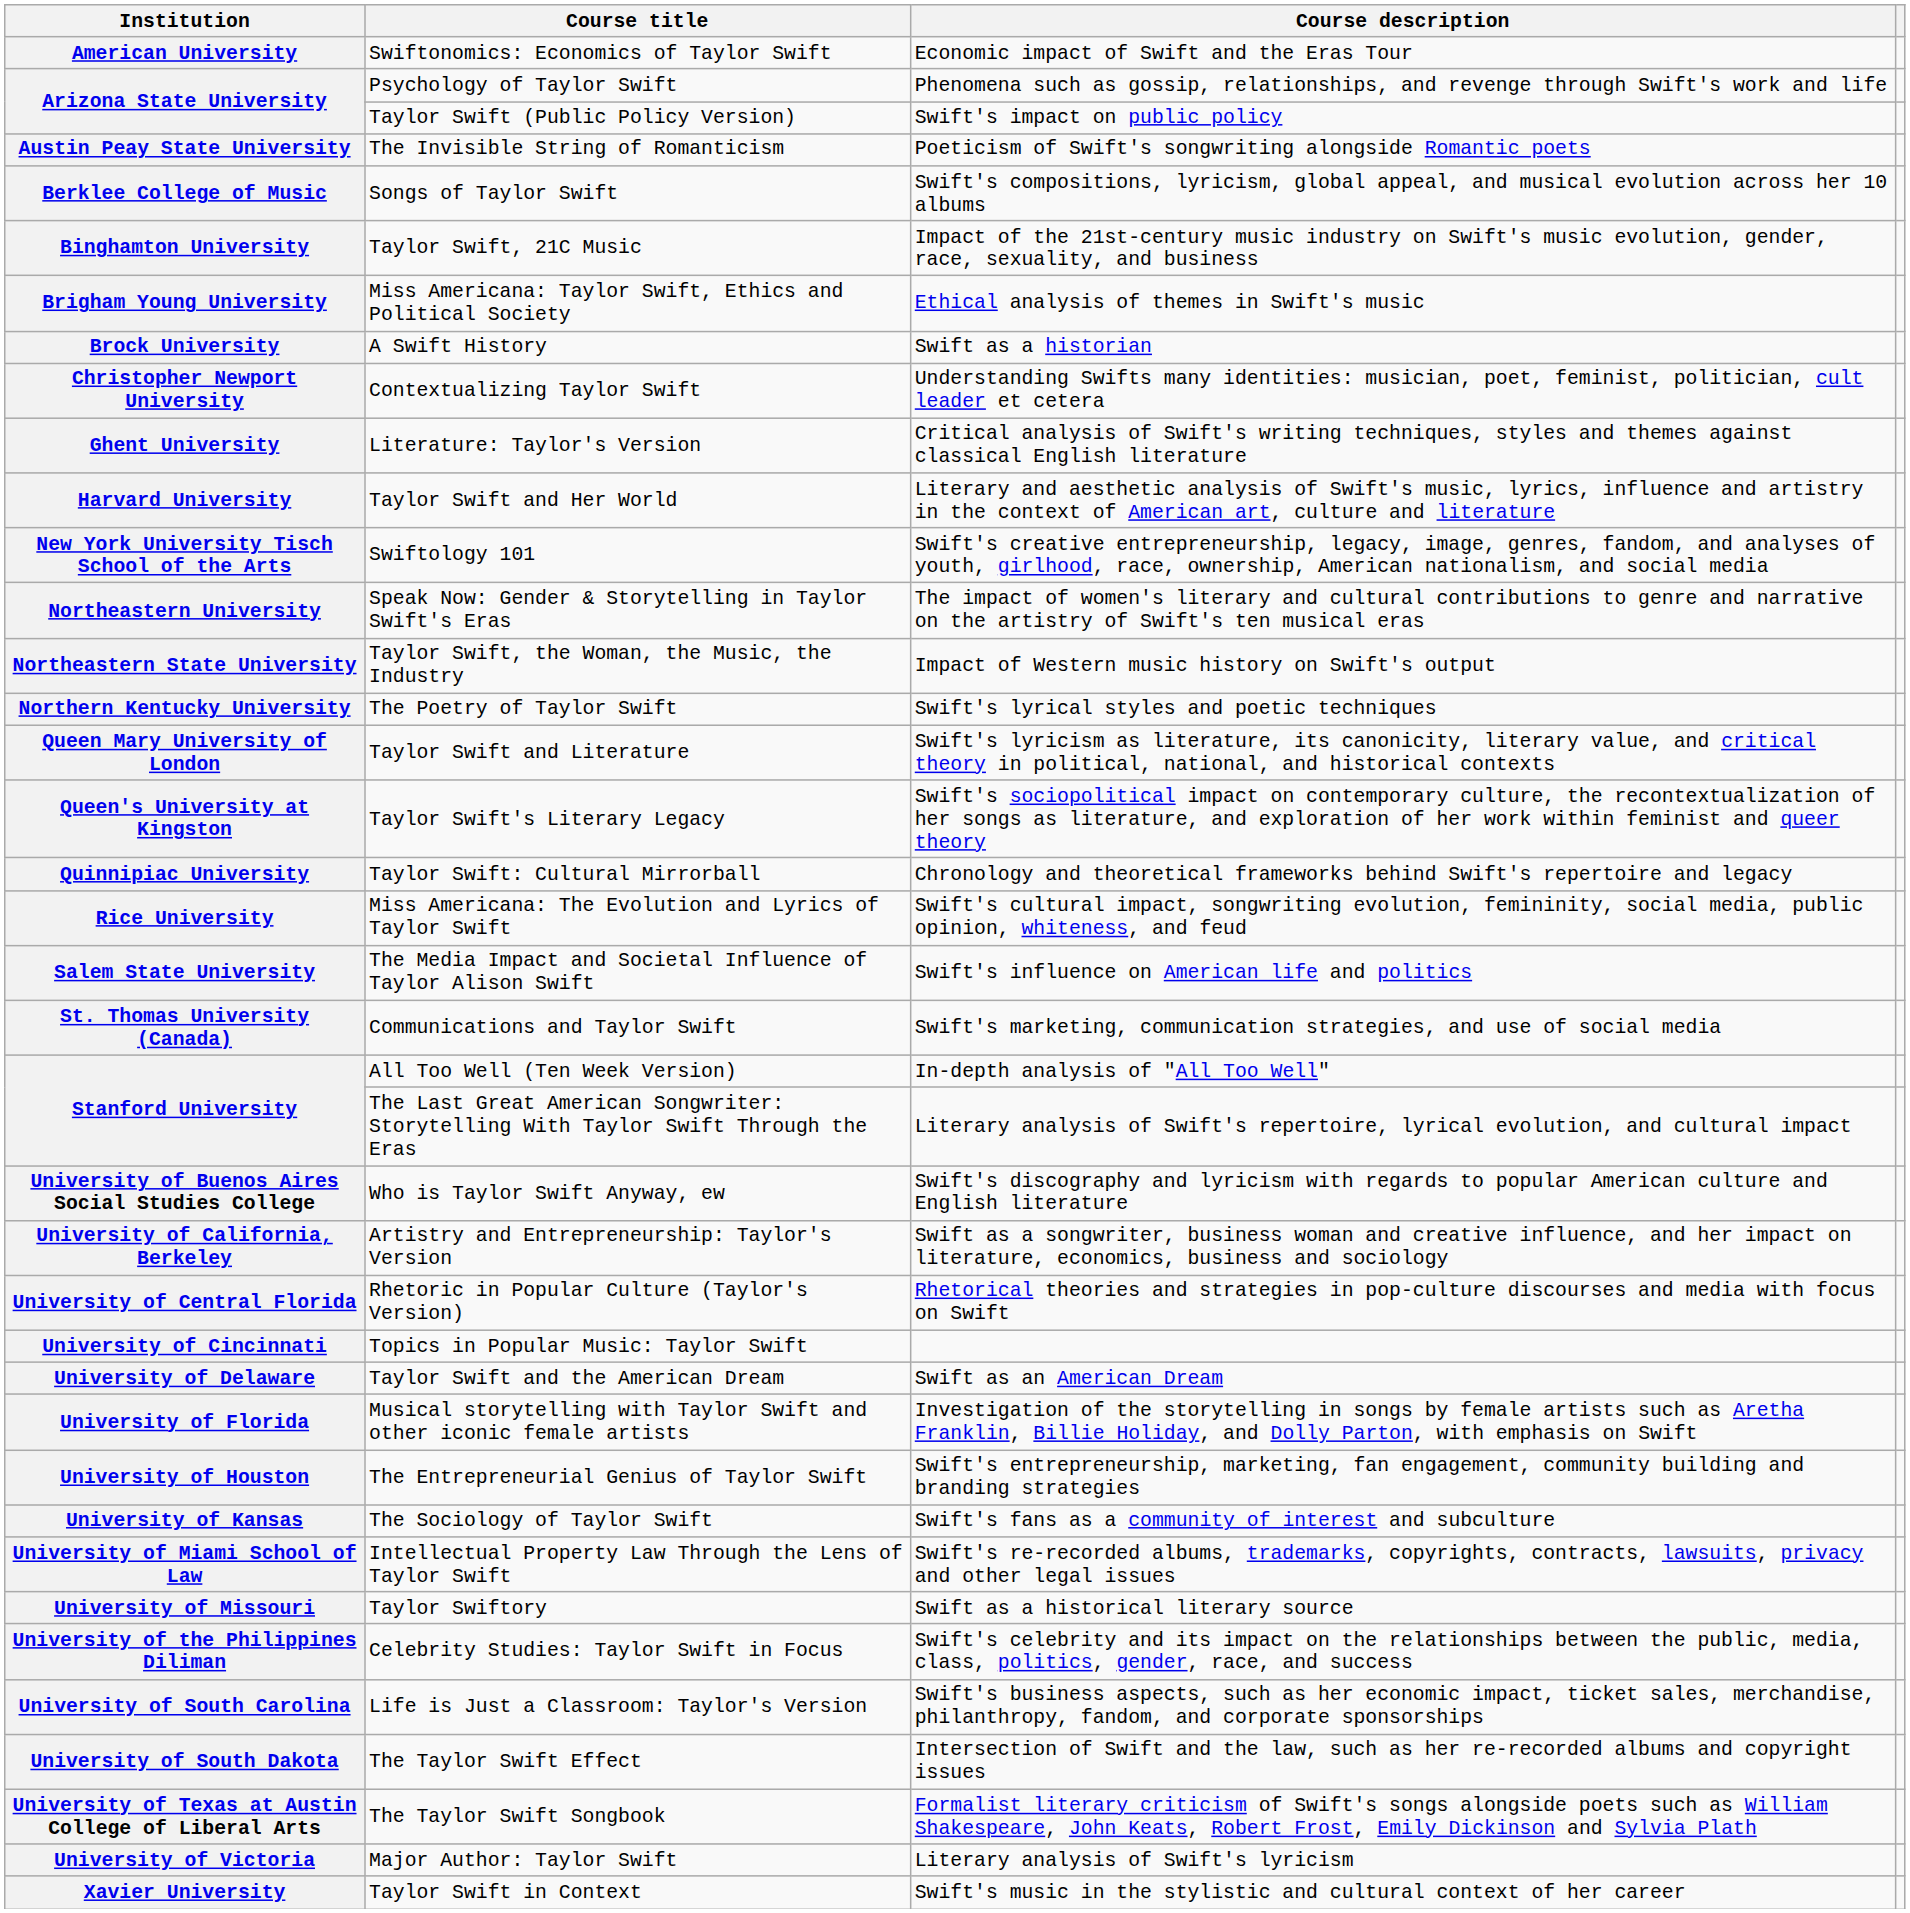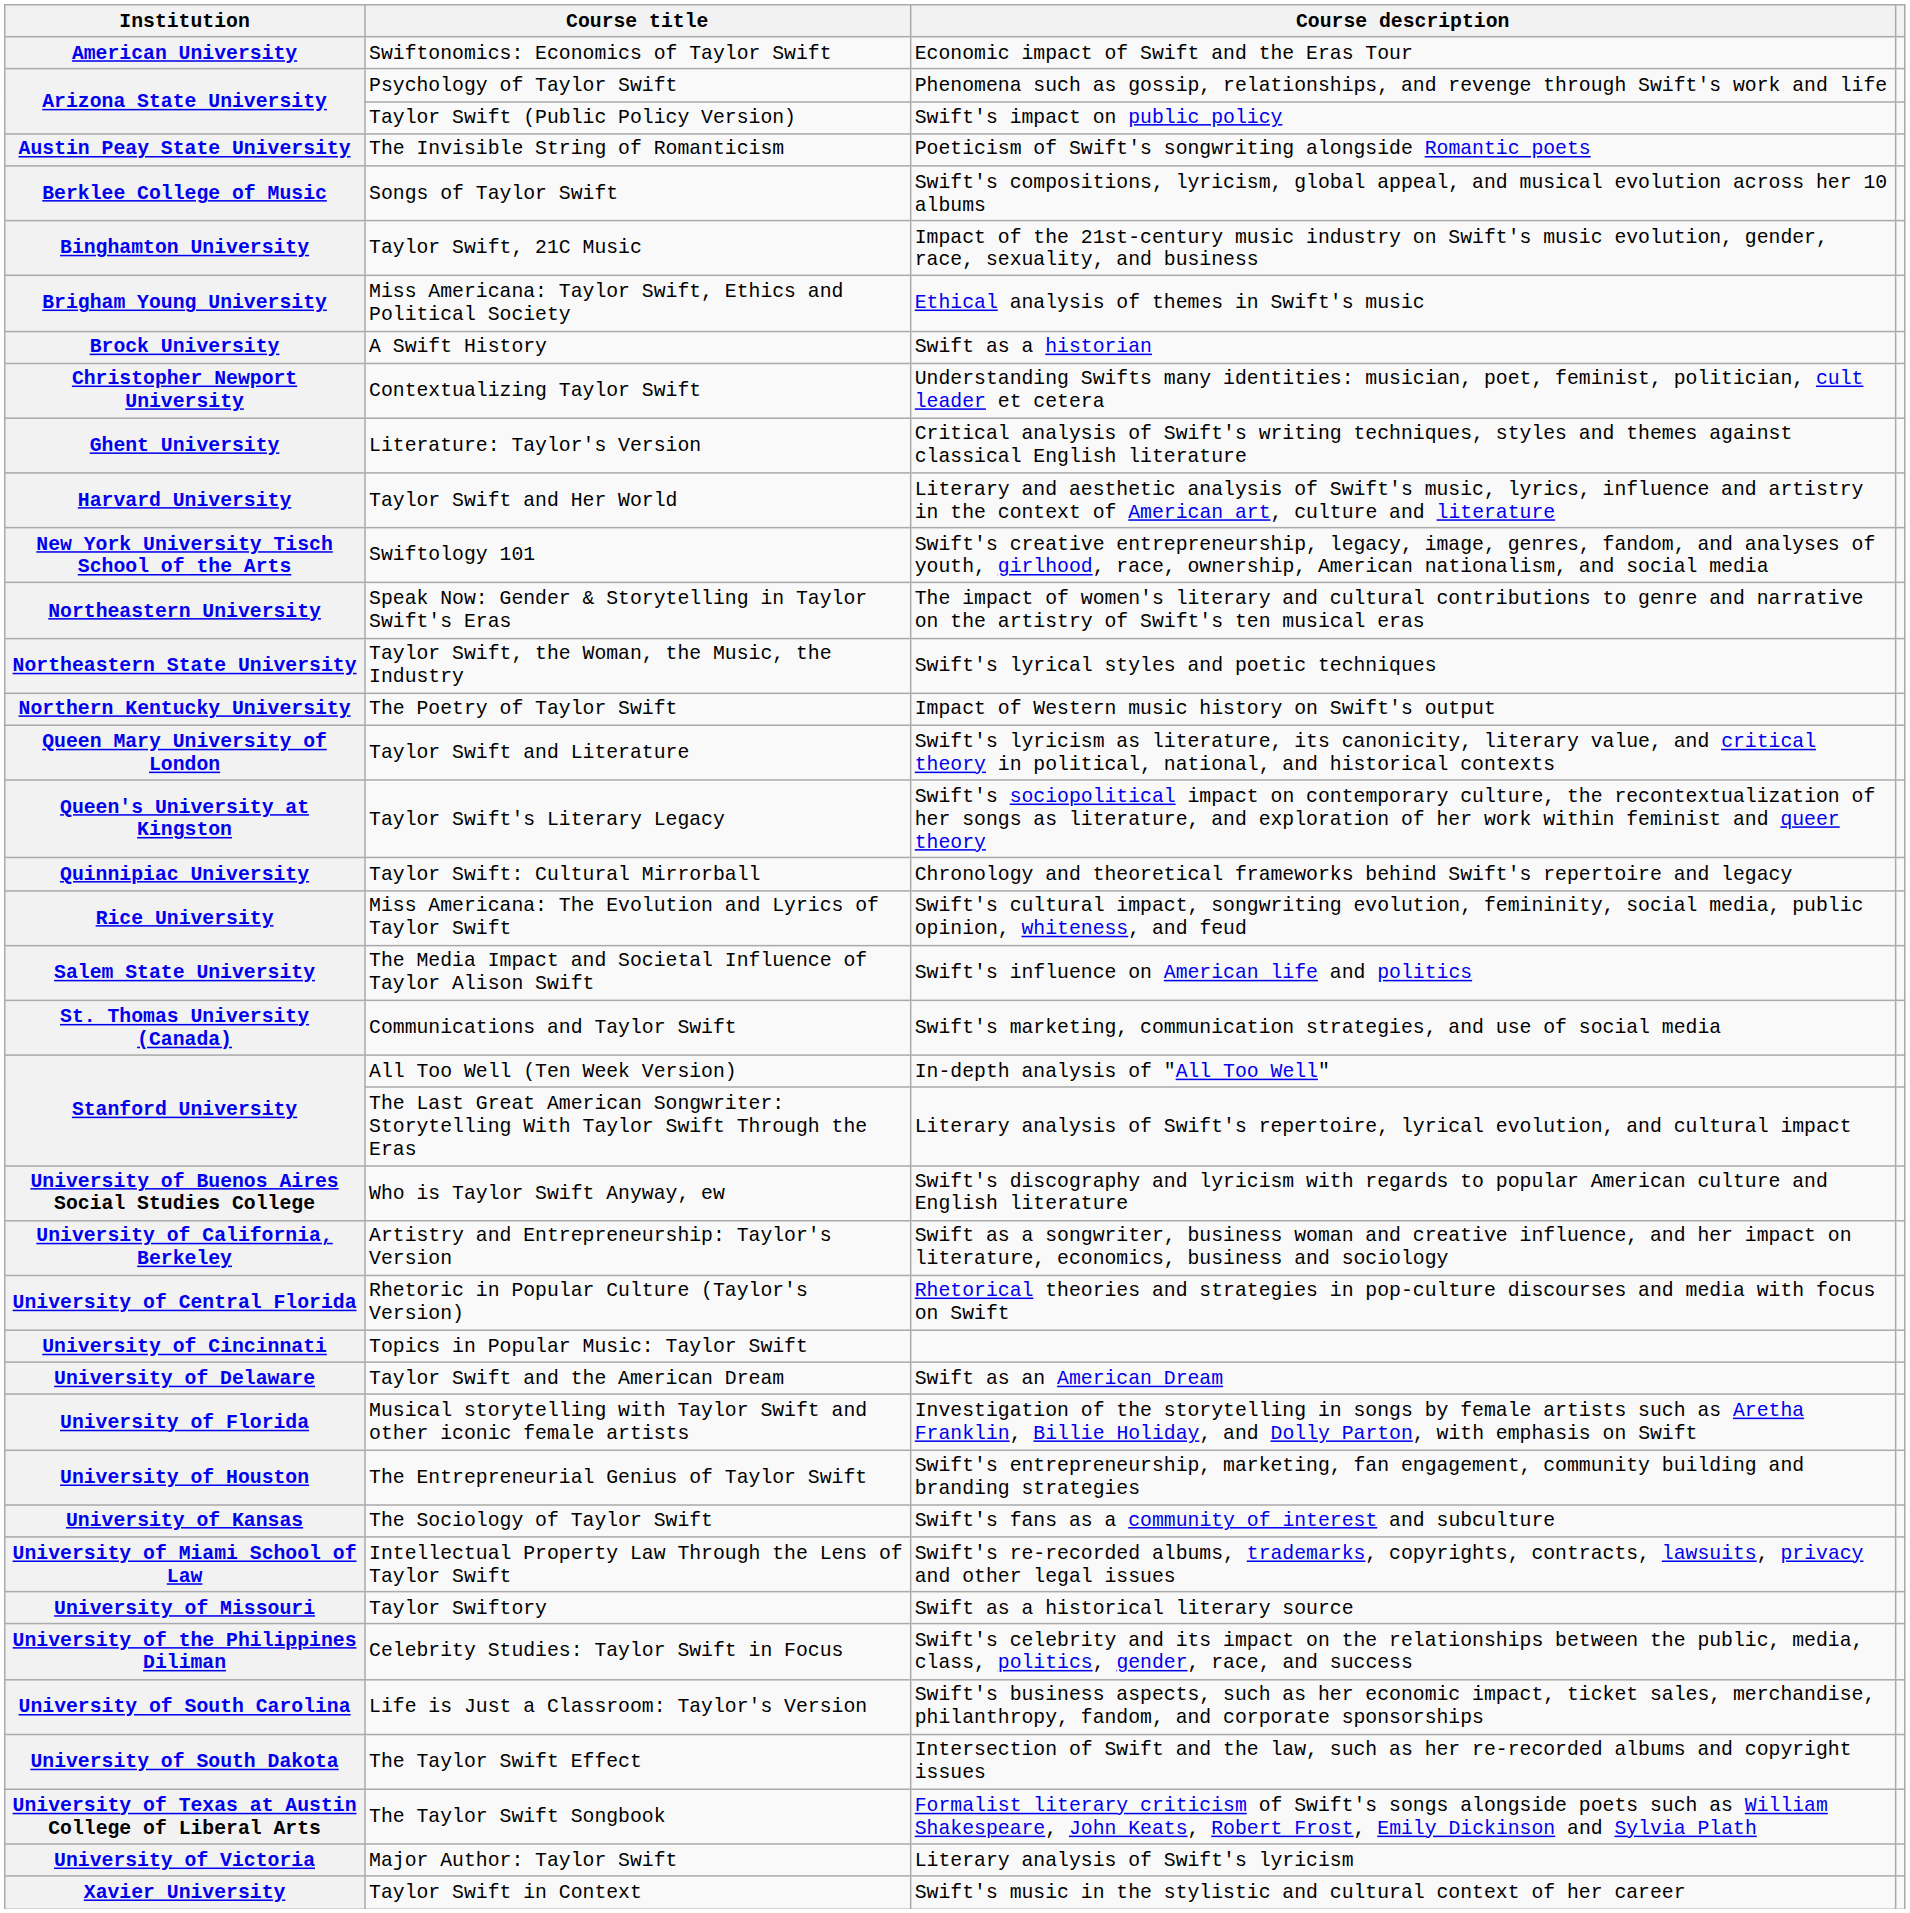(1205, 666) Impact of Western music history on Swift's output -> (1176, 666) Swift's lyrical styles and poetic techniques
(1176, 709) Swift's lyrical styles and poetic techniques -> (1205, 709) Impact of Western music history on Swift's output
